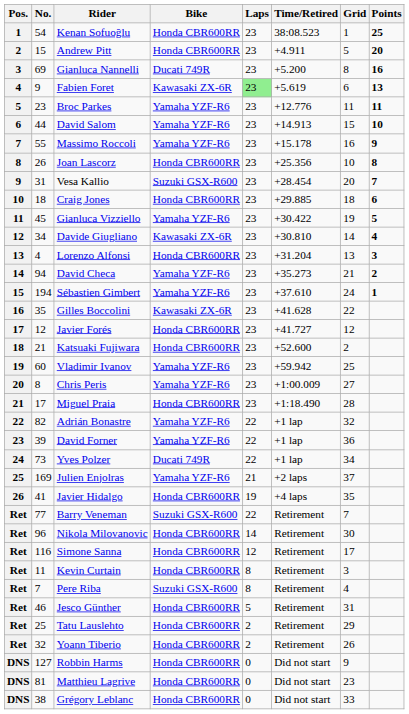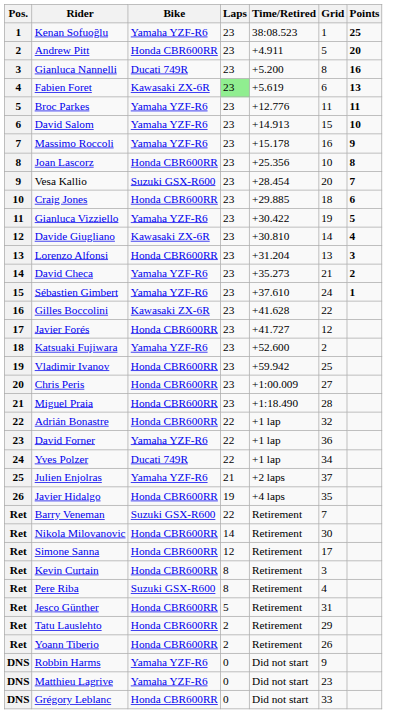- column: (43, 13)
(196, 32) Honda CBR600RR -> (169, 32) Yamaha YZF-R6
(196, 347) Honda CBR600RR -> (169, 347) Yamaha YZF-R6
(191, 366) Yamaha YZF-R6 -> (174, 366) Honda CBR600RR
(191, 384) Yamaha YZF-R6 -> (174, 384) Honda CBR600RR
(191, 421) Yamaha YZF-R6 -> (174, 421) Honda CBR600RR
(196, 663) Honda CBR600RR -> (169, 663) Yamaha YZF-R6
(196, 681) Honda CBR600RR -> (169, 681) Yamaha YZF-R6
